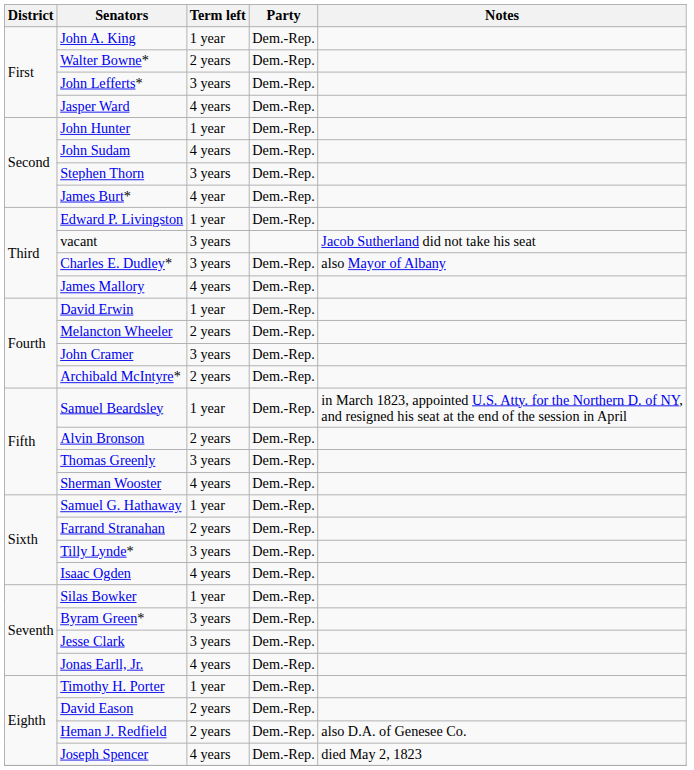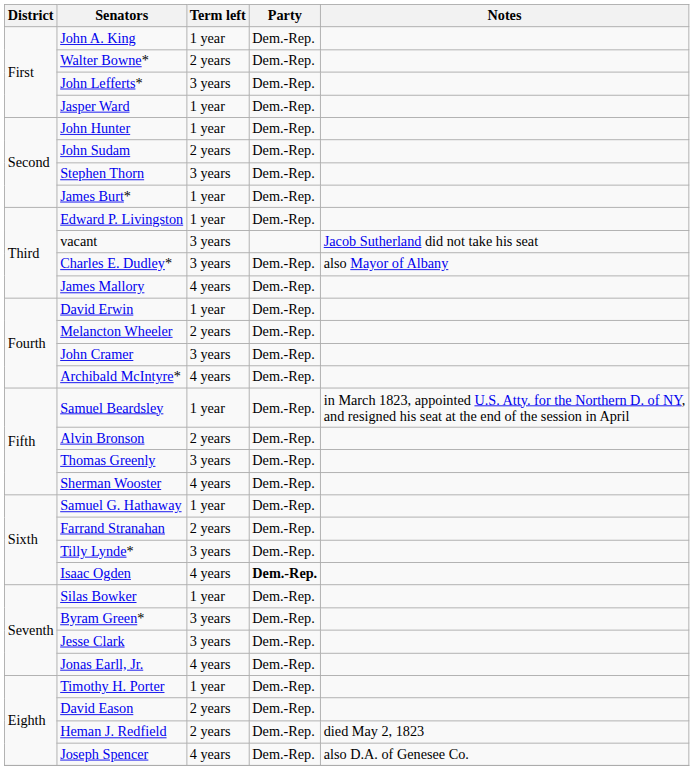(210, 106) 4 years -> (207, 106) 1 year
(210, 151) 4 years -> (210, 151) 2 years
(207, 196) 4 year -> (207, 196) 1 year
(210, 377) 2 years -> (210, 377) 4 years
(284, 573) normal -> (285, 573) bold
(394, 731) also D.A. of Genesee Co. -> (374, 731) died May 2, 1823
(372, 754) died May 2, 1823 -> (396, 754) also D.A. of Genesee Co.
